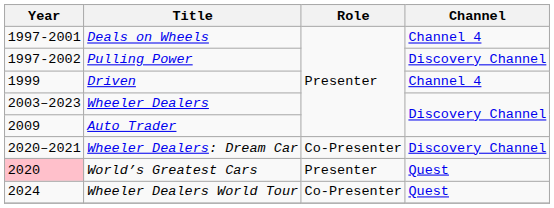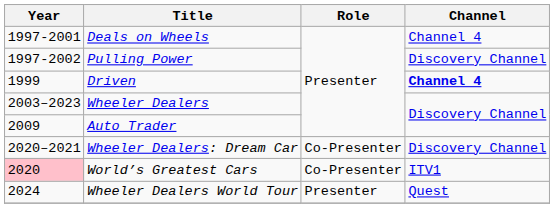(445, 82) normal -> (445, 82) bold
(341, 170) Presenter -> (353, 170) Co-Presenter
(429, 170) Quest -> (425, 170) ITV1
(353, 192) Co-Presenter -> (341, 192) Presenter
